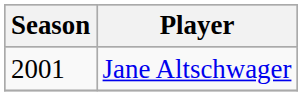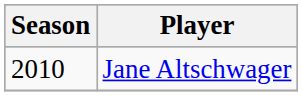(38, 68) 2001 -> (38, 68) 2010
